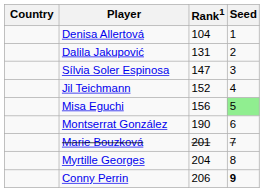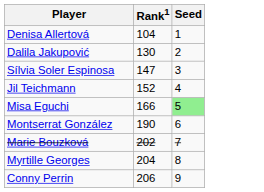- column: (32, 15)
(201, 52) 131 -> (146, 52) 130
(201, 106) 156 -> (146, 106) 166
(201, 142) 201 -> (146, 142) 202
(233, 178) bold -> (178, 178) normal
